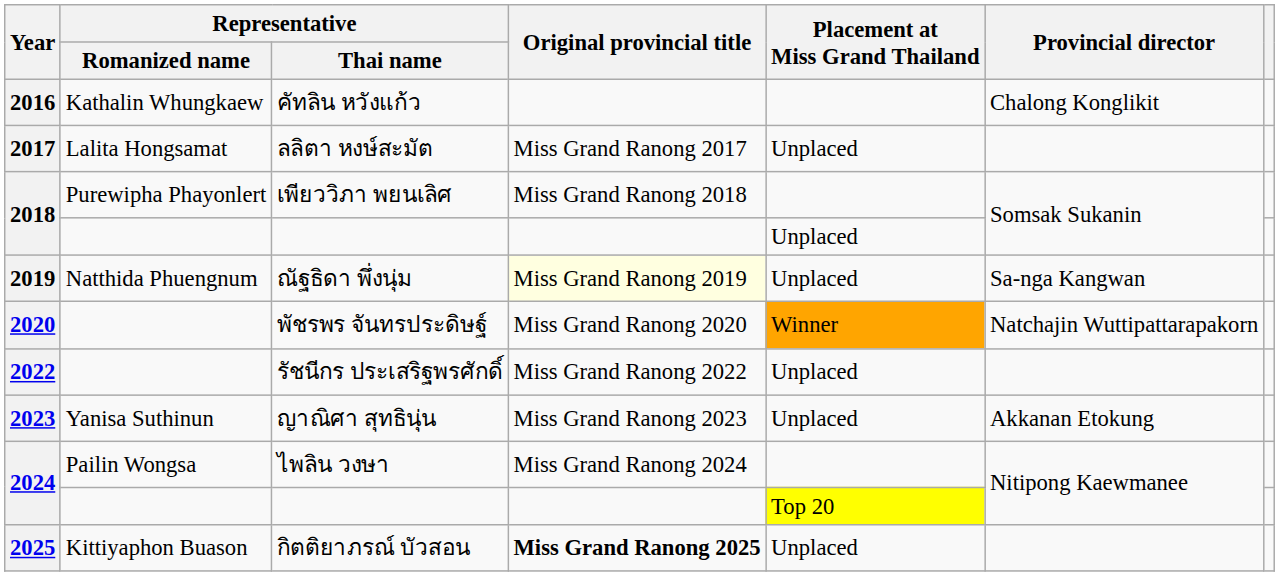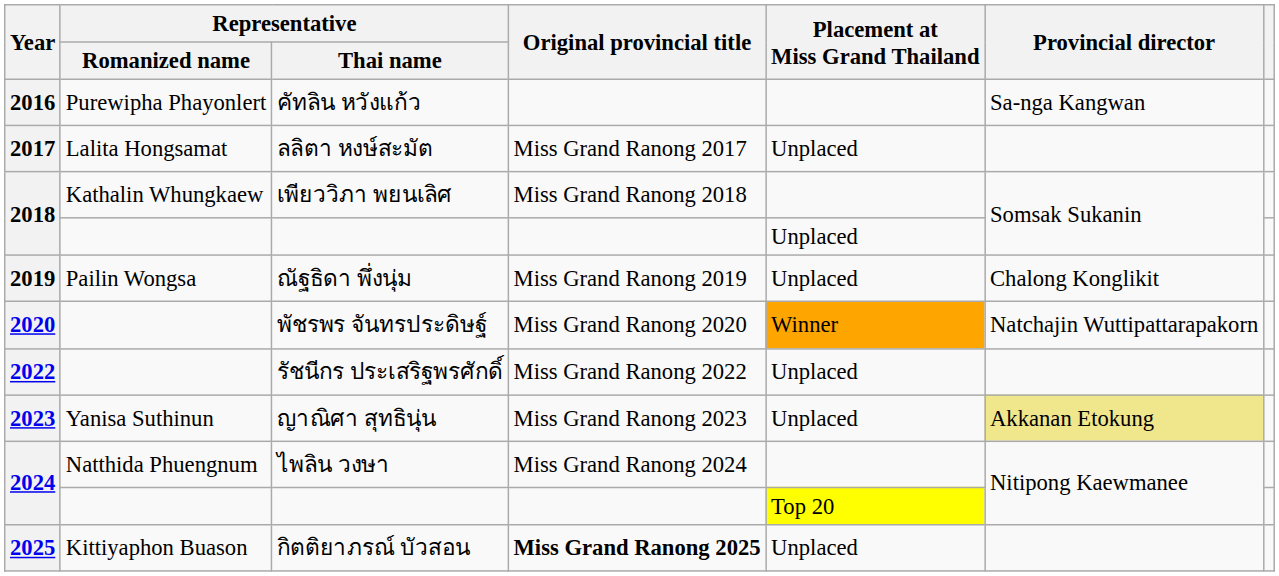(165, 102) Kathalin Whungkaew -> (166, 102) Purewipha Phayonlert
(1075, 102) Chalong Konglikit -> (1068, 102) Sa-nga Kangwan
(166, 195) Purewipha Phayonlert -> (165, 195) Kathalin Whungkaew
(162, 278) Natthida Phuengnum -> (131, 278) Pailin Wongsa
(630, 278) lightyellow background -> (630, 278) no background
(1068, 278) Sa-nga Kangwan -> (1075, 278) Chalong Konglikit
(1072, 417) no background -> (1072, 417) khaki background
(131, 463) Pailin Wongsa -> (162, 463) Natthida Phuengnum
